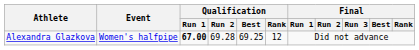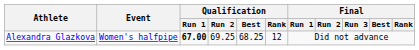(223, 38) 69.28 -> (223, 38) 69.25
(251, 38) 69.25 -> (251, 38) 68.25
